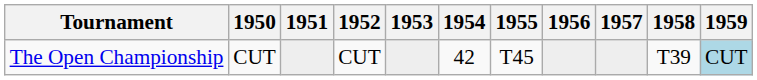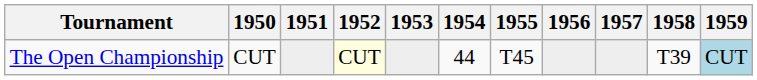(359, 57) no background -> (359, 57) lightyellow background
(464, 57) 42 -> (464, 57) 44
